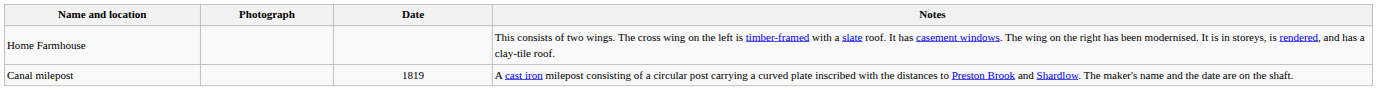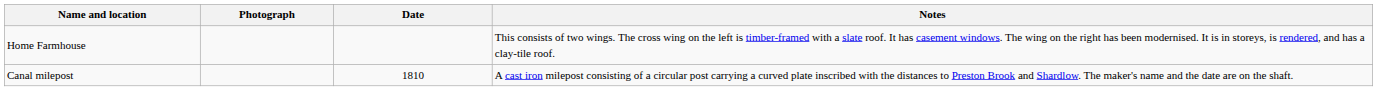(413, 75) 1819 -> (413, 75) 1810
